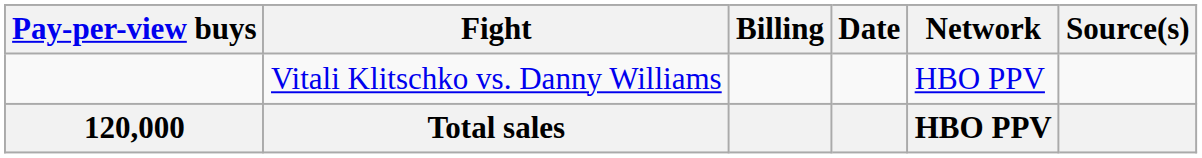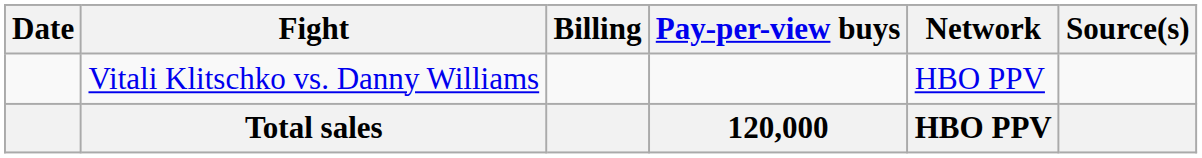columns swapped: (869, 29) <-> (134, 29)
